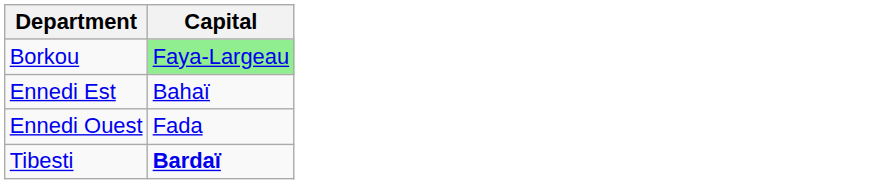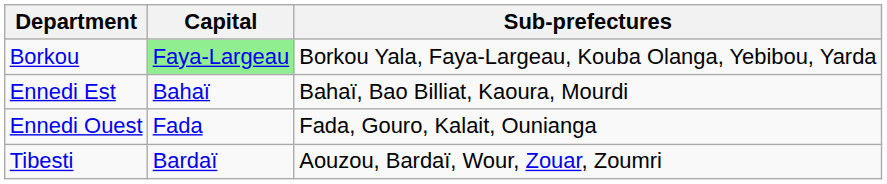+ column: (588, 21)
(187, 160) bold -> (185, 160) normal
